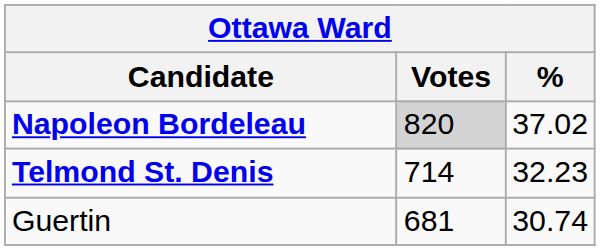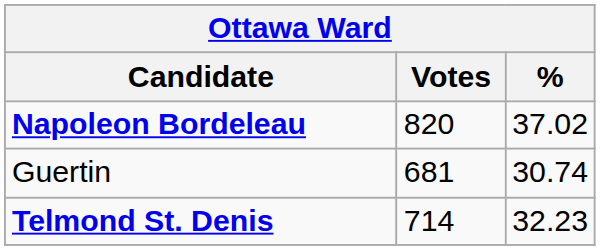(429, 124) lightgrey background -> (429, 124) no background
rows swapped: (143, 172) <-> (61, 220)
